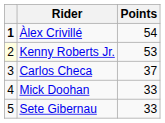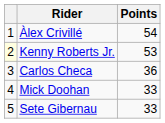(11, 33) bold -> (11, 33) normal
(150, 71) 37 -> (150, 71) 36
